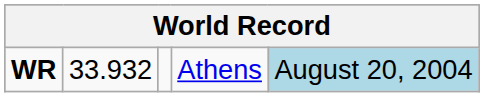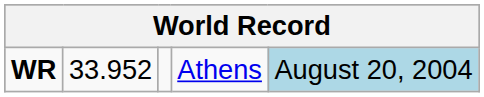(111, 69) 33.932 -> (111, 69) 33.952
